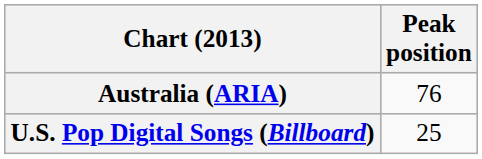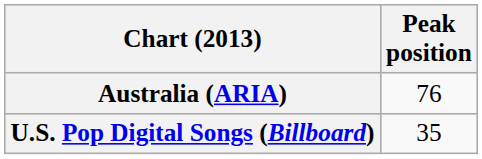(429, 133) 25 -> (429, 133) 35
